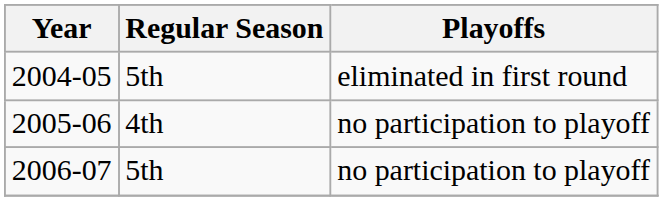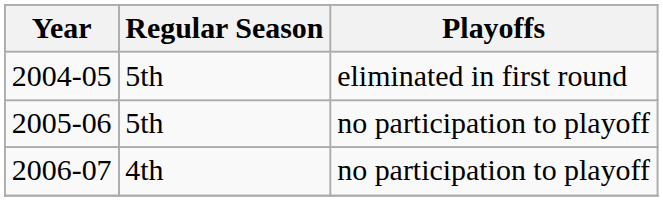(144, 123) 4th -> (144, 123) 5th
(144, 170) 5th -> (144, 170) 4th
